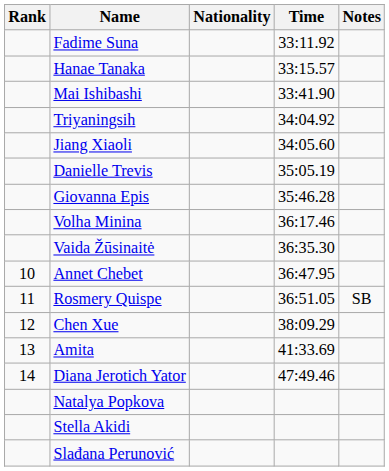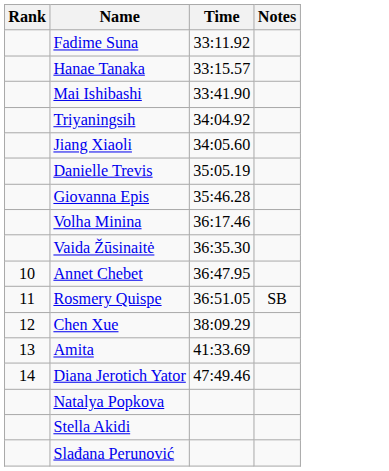- column: (232, 17)
